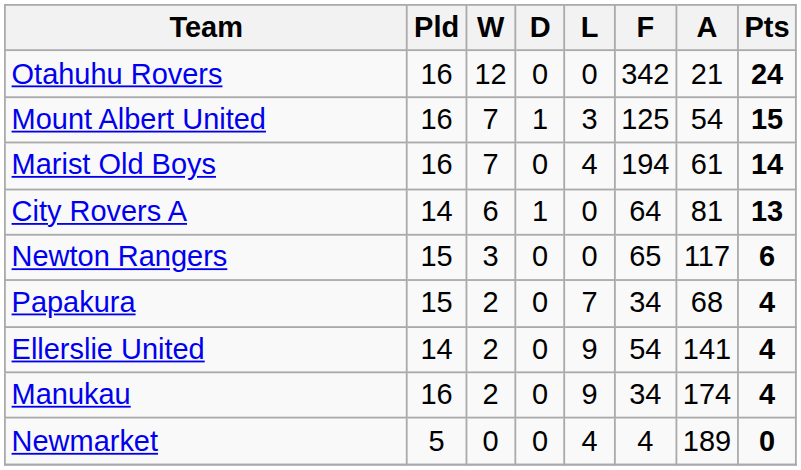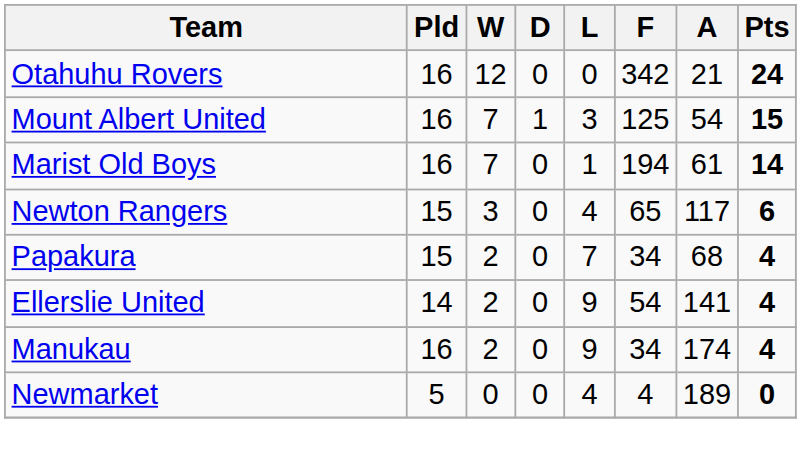(590, 165) 4 -> (590, 165) 1
- row: (99, 211)
(590, 257) 0 -> (590, 211) 4
